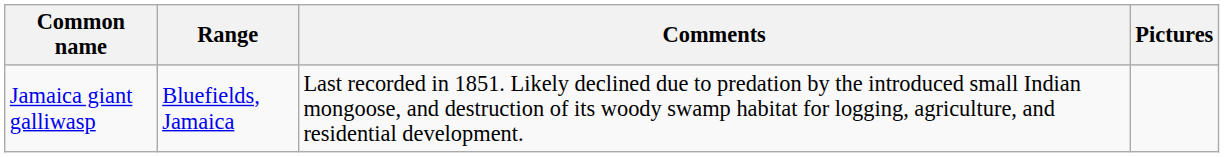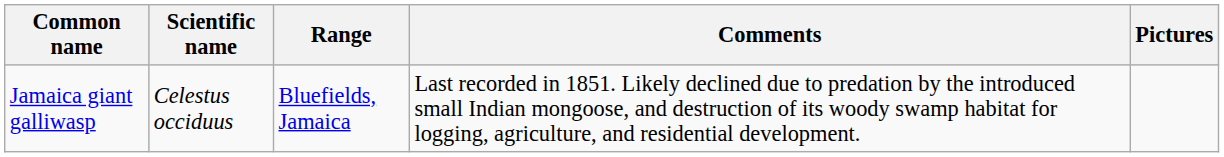+ column: (211, 34)
